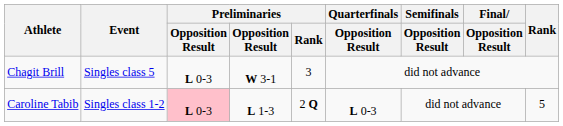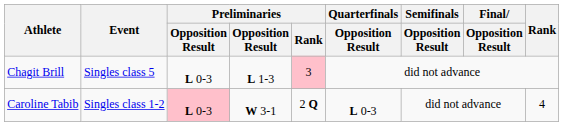(261, 79) W 3-1 -> (261, 79) L 1-3
(309, 72) no background -> (309, 72) pink background
(261, 111) L 1-3 -> (261, 111) W 3-1
(542, 104) 5 -> (542, 104) 4
